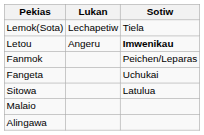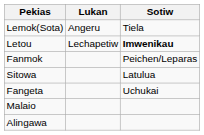(93, 28) Lechapetiw -> (84, 28) Angeru
(84, 43) Angeru -> (93, 43) Lechapetiw
rows swapped: (21, 91) <-> (25, 75)
